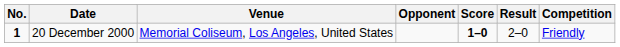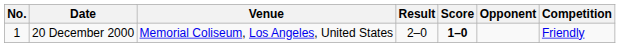columns swapped: (427, 14) <-> (518, 14)
(17, 33) bold -> (17, 33) normal
